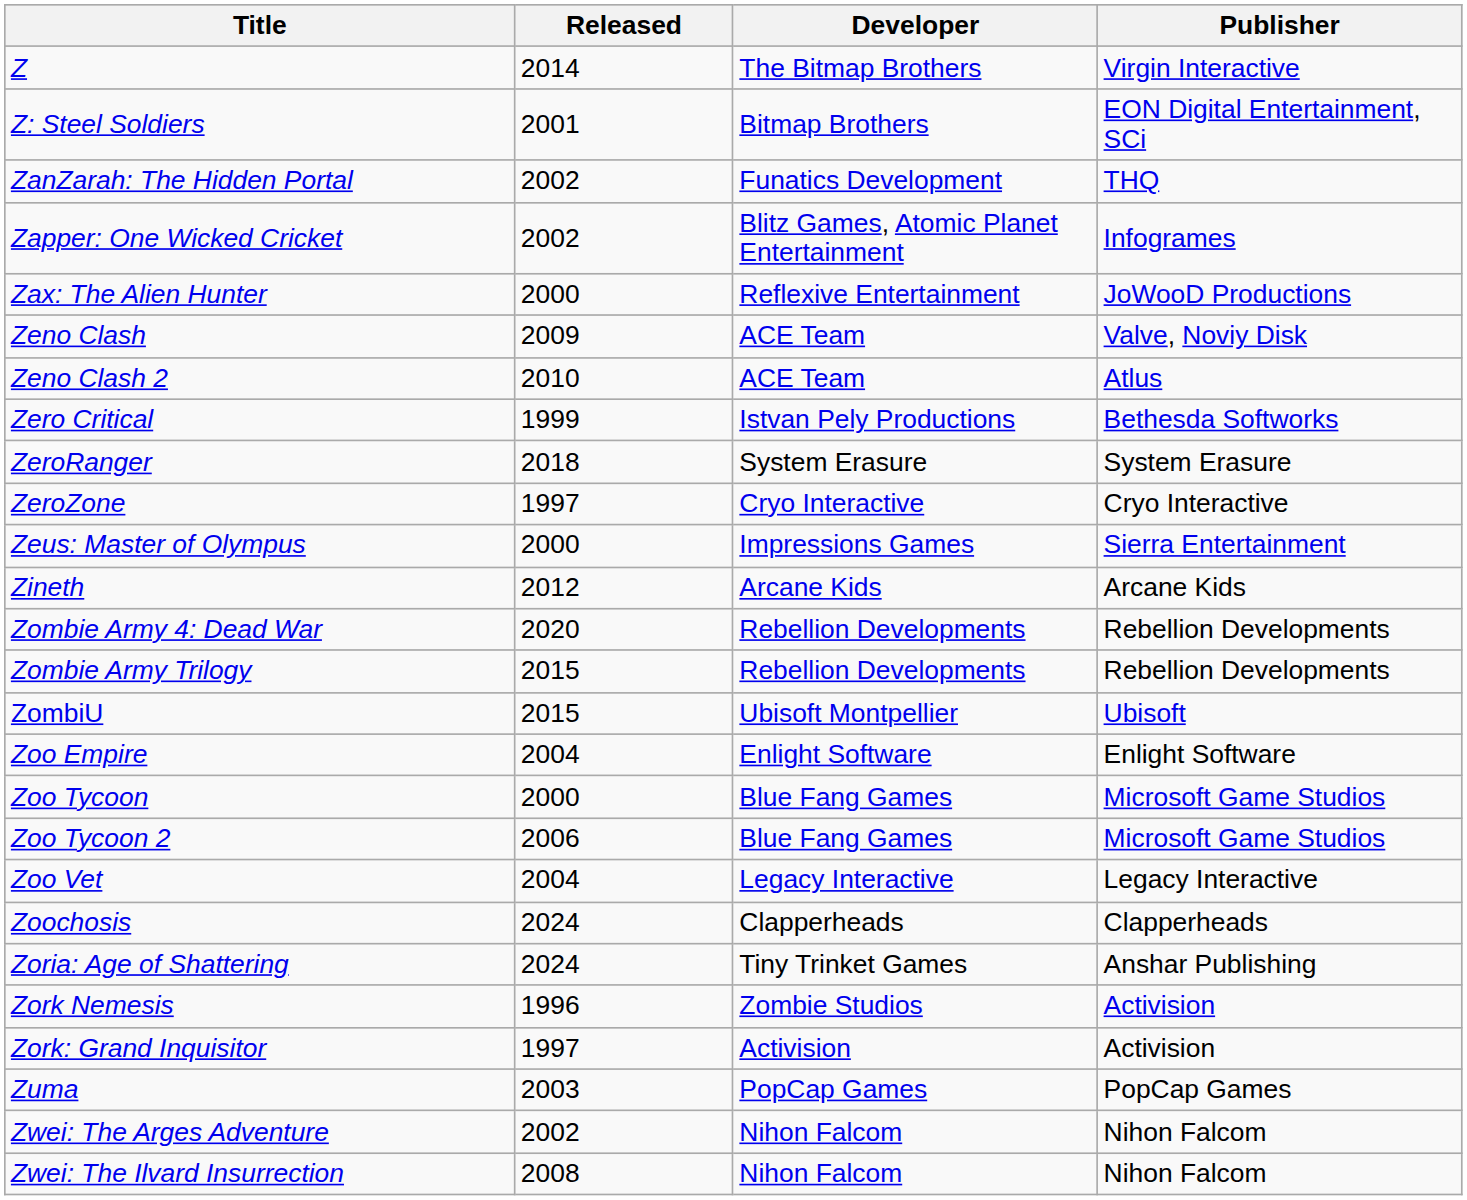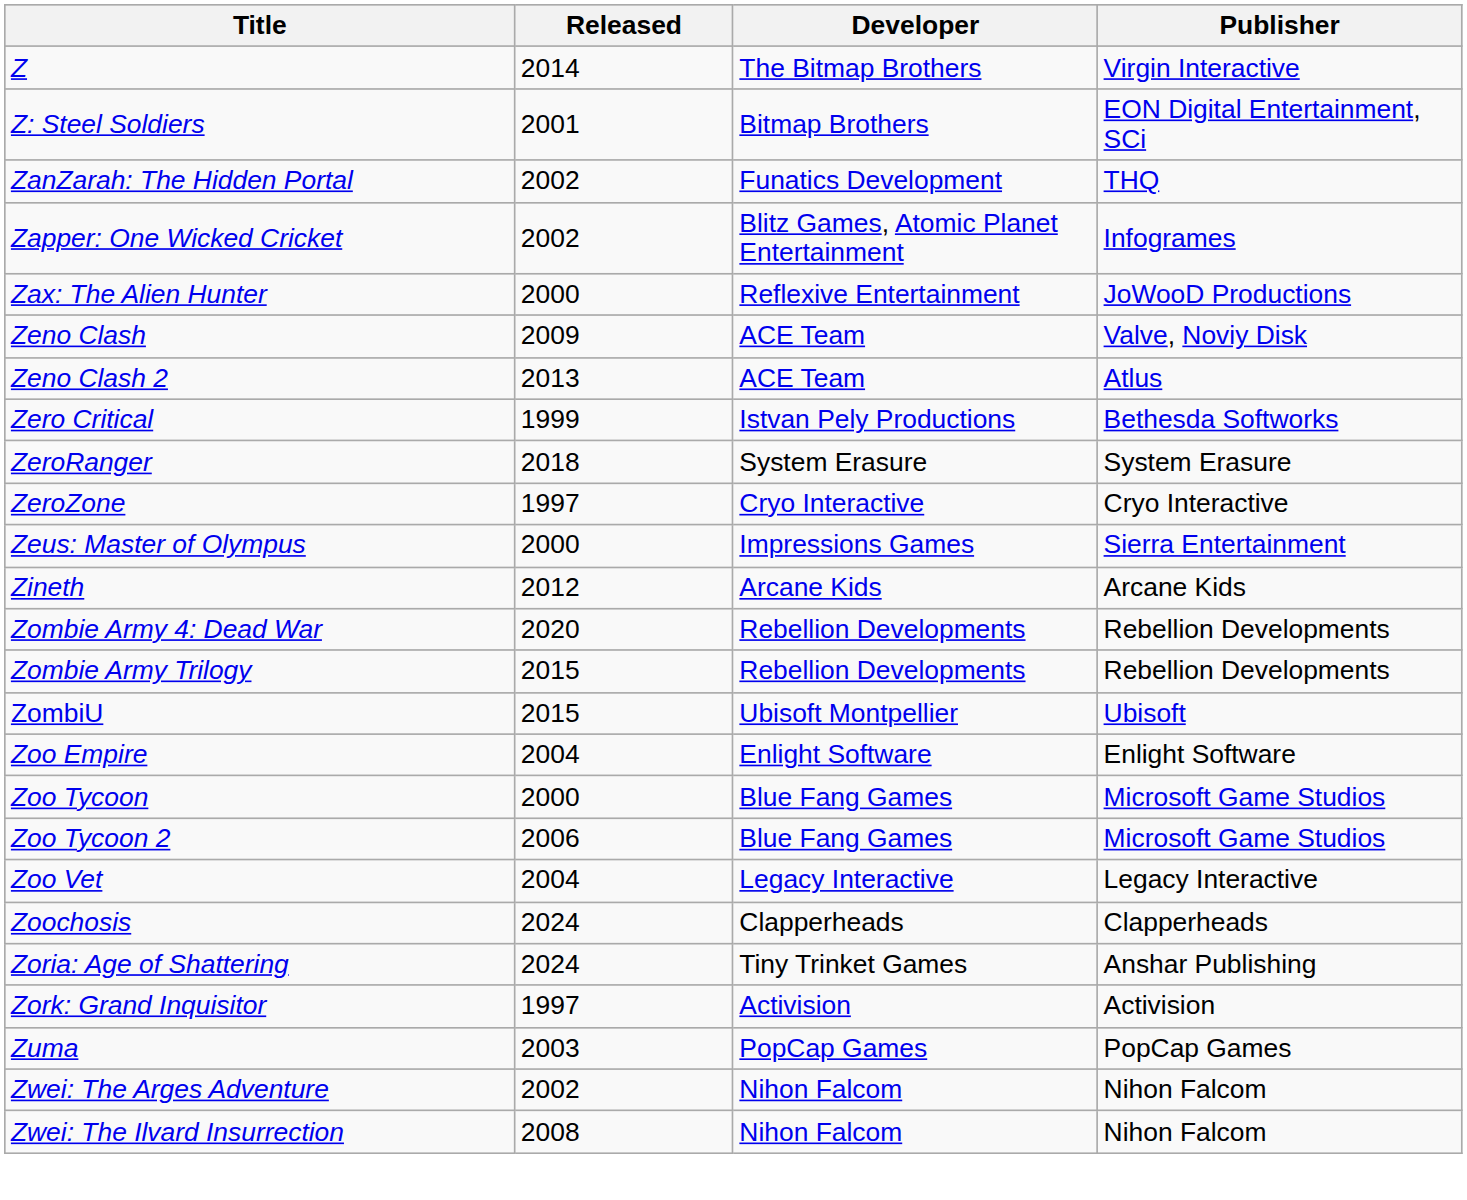(550, 377) 2010 -> (550, 377) 2013
- row: (92, 1005)
